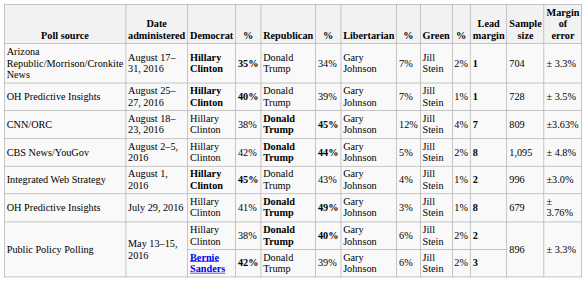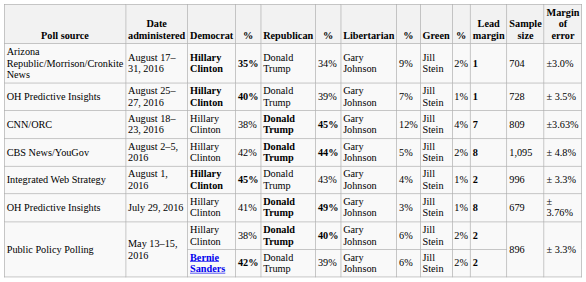(406, 63) 7% -> (406, 63) 9%
(561, 63) ± 3.3% -> (560, 63) ±3.0%
(560, 180) ±3.0% -> (561, 180) ± 3.3%
(475, 263) 3 -> (475, 263) 2
